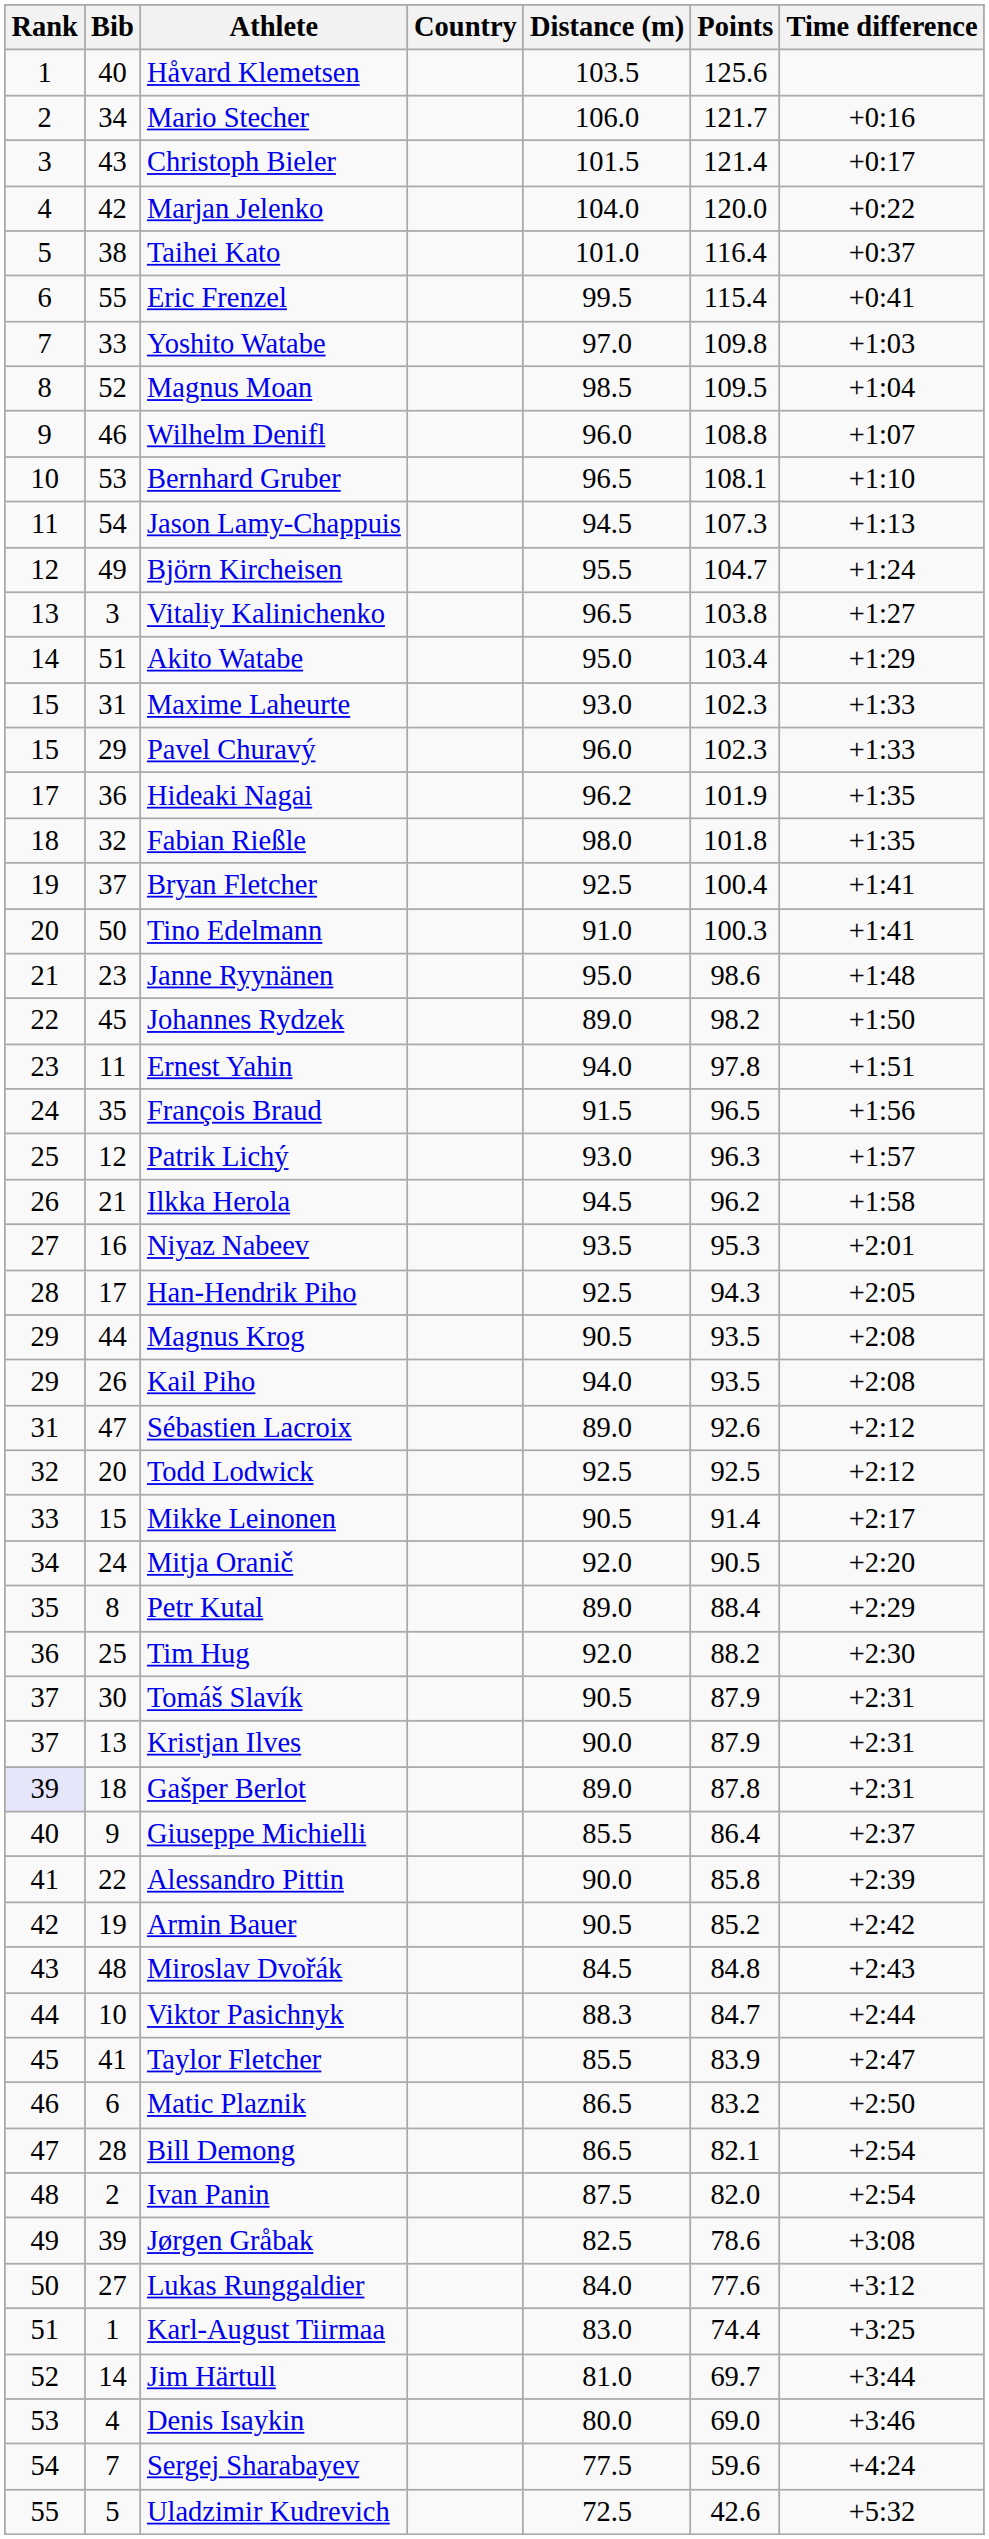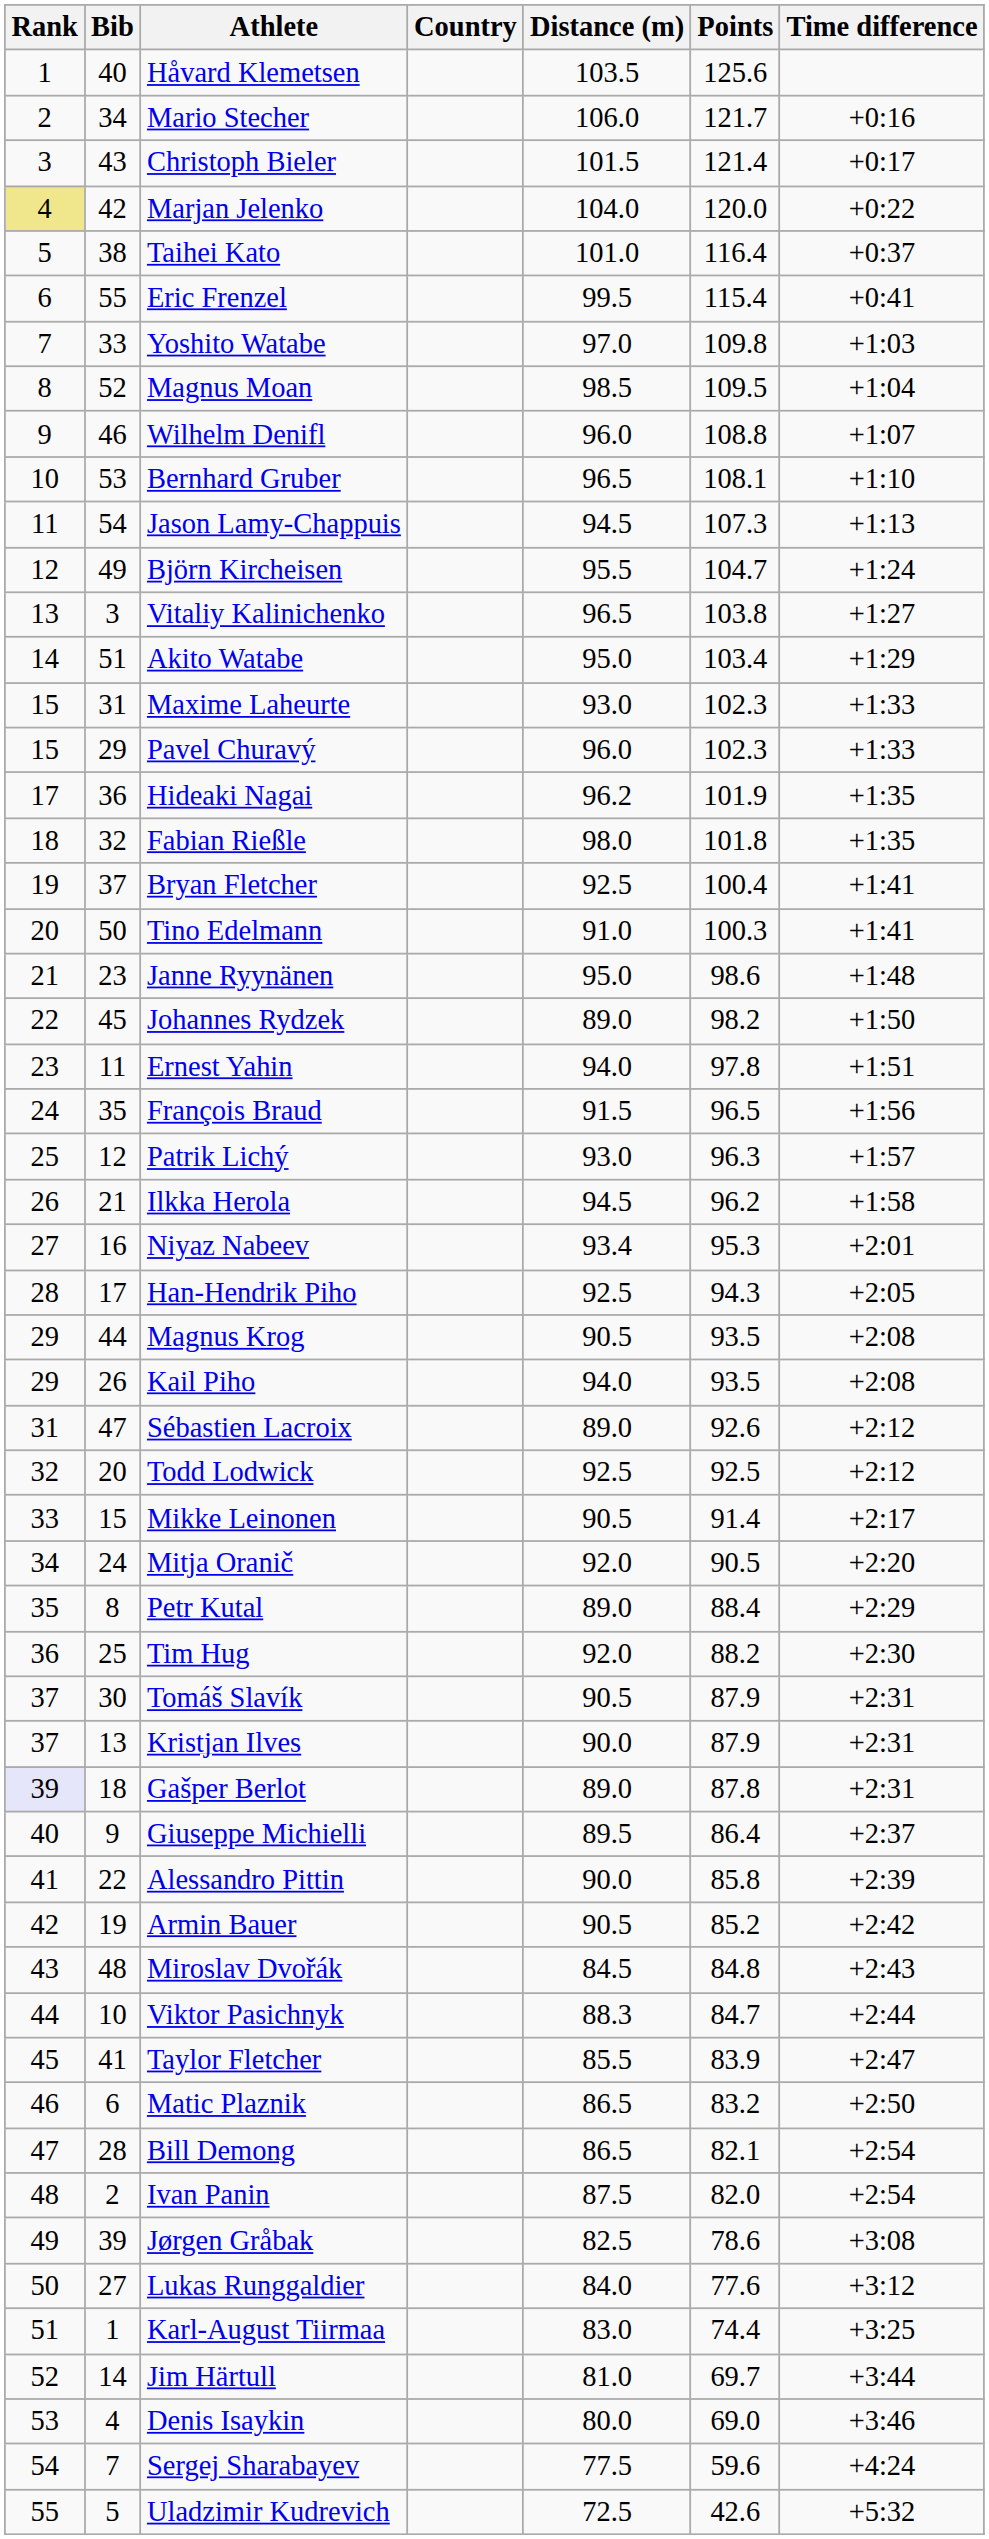(45, 207) no background -> (45, 207) khaki background
(607, 1246) 93.5 -> (607, 1246) 93.4
(607, 1833) 85.5 -> (607, 1833) 89.5
